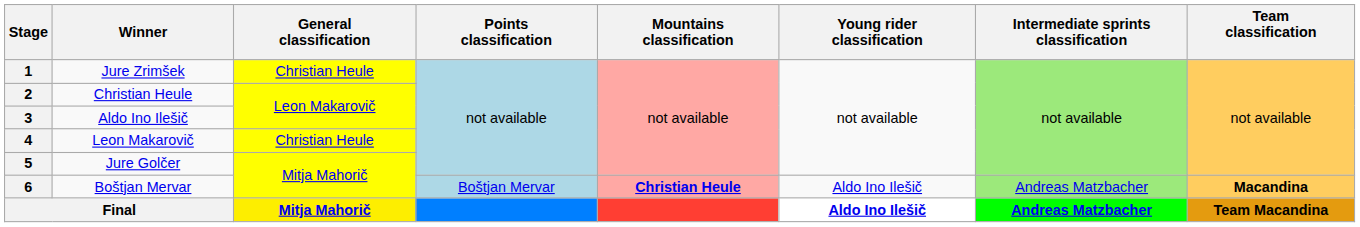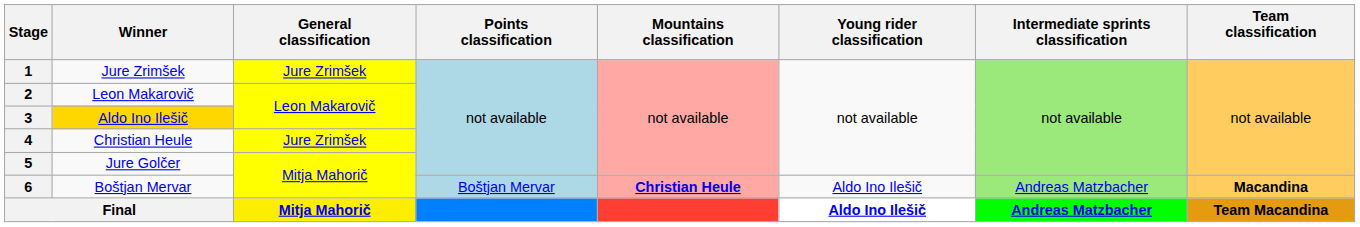(325, 72) Christian Heule -> (325, 72) Jure Zrimšek
(143, 95) Christian Heule -> (143, 95) Leon Makarovič
(143, 118) no background -> (143, 118) gold background
(143, 141) Leon Makarovič -> (143, 141) Christian Heule
(325, 141) Christian Heule -> (325, 141) Jure Zrimšek
